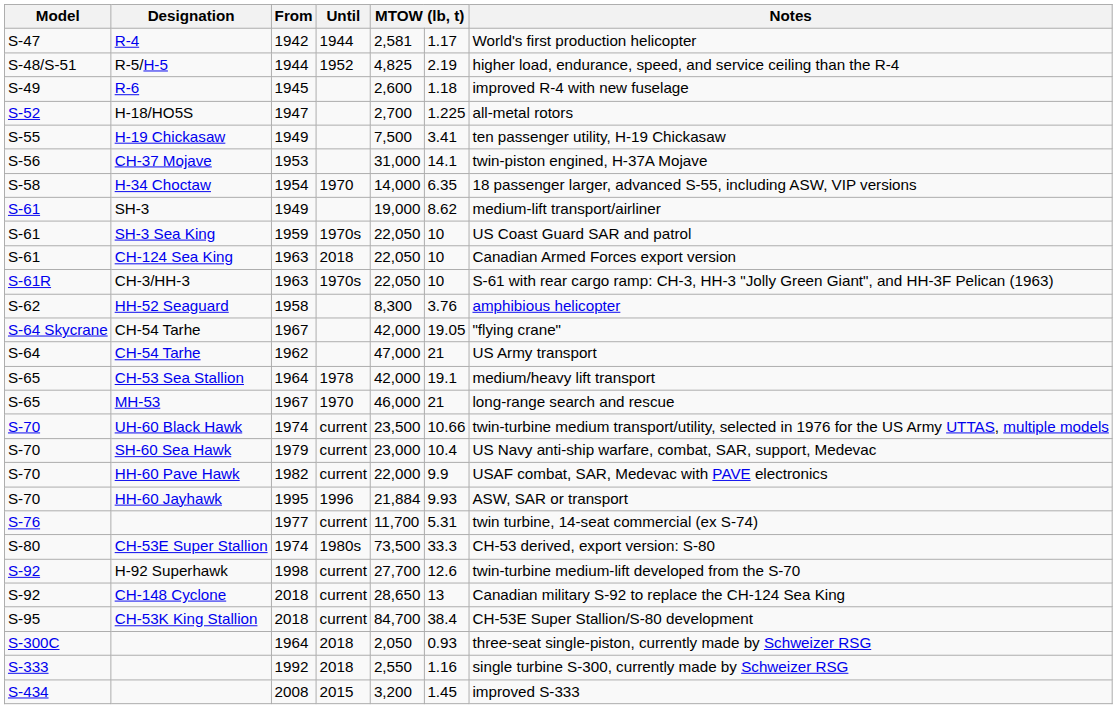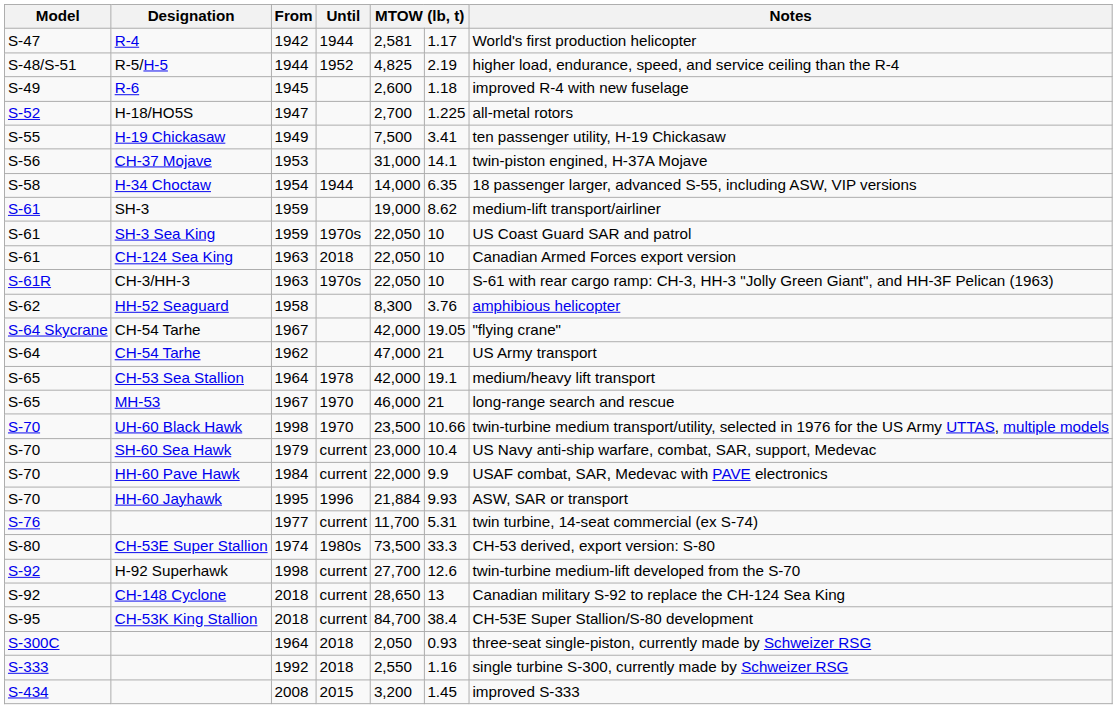(337, 185) 1970 -> (337, 185) 1944
(292, 209) 1949 -> (292, 209) 1959
(292, 426) 1974 -> (292, 426) 1998
(343, 426) current -> (337, 426) 1970
(292, 474) 1982 -> (292, 474) 1984
